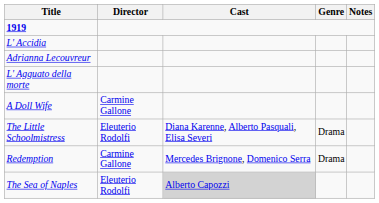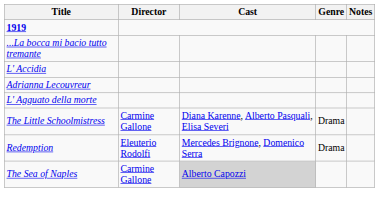+ row: (57, 48)
- row: (29, 106)
(118, 132) Eleuterio Rodolfi -> (137, 121) Carmine Gallone
(117, 159) Carmine Gallone -> (138, 148) Eleuterio Rodolfi
(118, 185) Eleuterio Rodolfi -> (137, 174) Carmine Gallone
